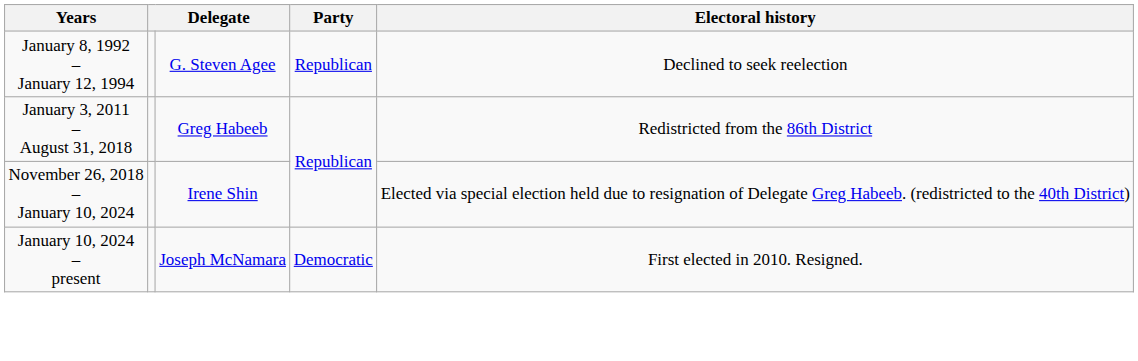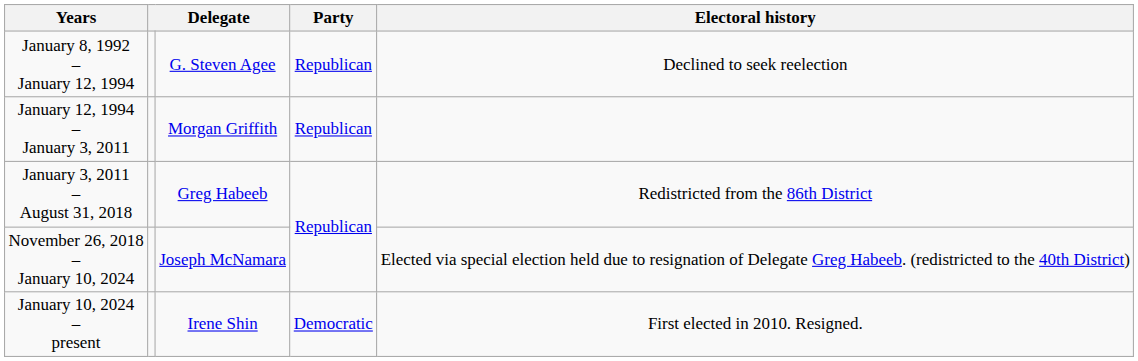+ row: (76, 128)
(223, 194) Irene Shin -> (223, 259) Joseph McNamara
(223, 259) Joseph McNamara -> (223, 324) Irene Shin
